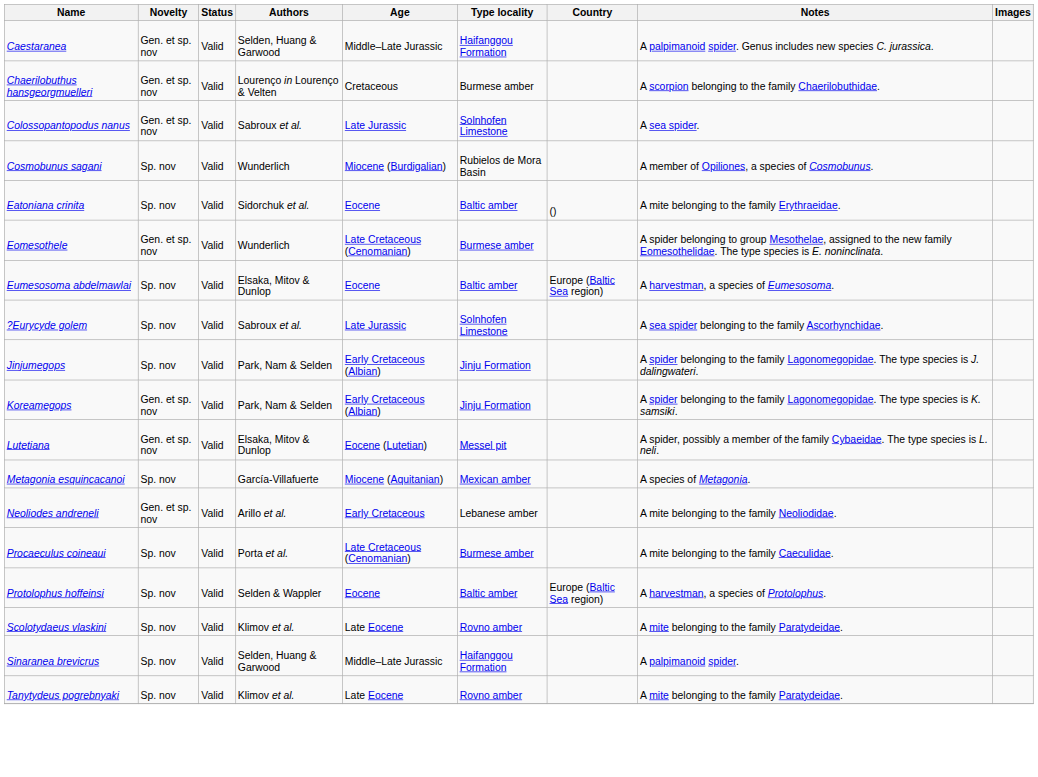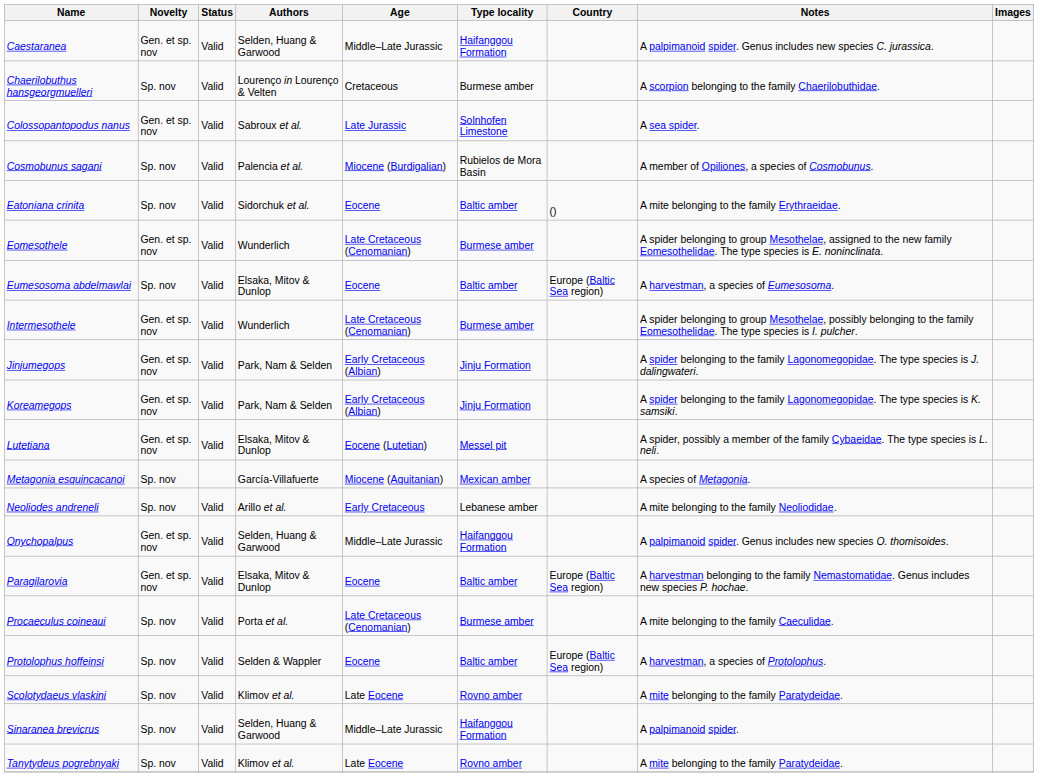(166, 86) Gen. et sp. nov -> (158, 86) Sp. nov
(264, 166) Wunderlich -> (270, 166) Palencia et al.
- row: (47, 326)
+ row: (41, 326)
(158, 365) Sp. nov -> (166, 365) Gen. et sp. nov
(166, 513) Gen. et sp. nov -> (158, 507) Sp. nov
+ row: (40, 542)
+ row: (37, 581)
